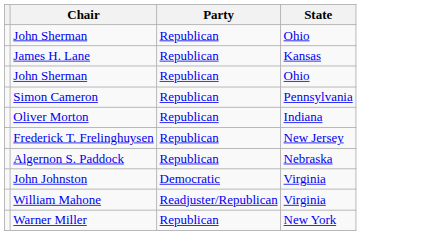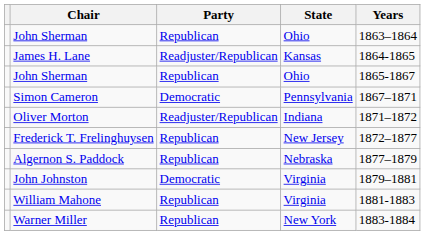+ column: (388, 14)
(189, 55) Republican -> (219, 55) Readjuster/Republican
(189, 96) Republican -> (190, 96) Democratic
(189, 117) Republican -> (219, 117) Readjuster/Republican
(219, 199) Readjuster/Republican -> (189, 199) Republican
